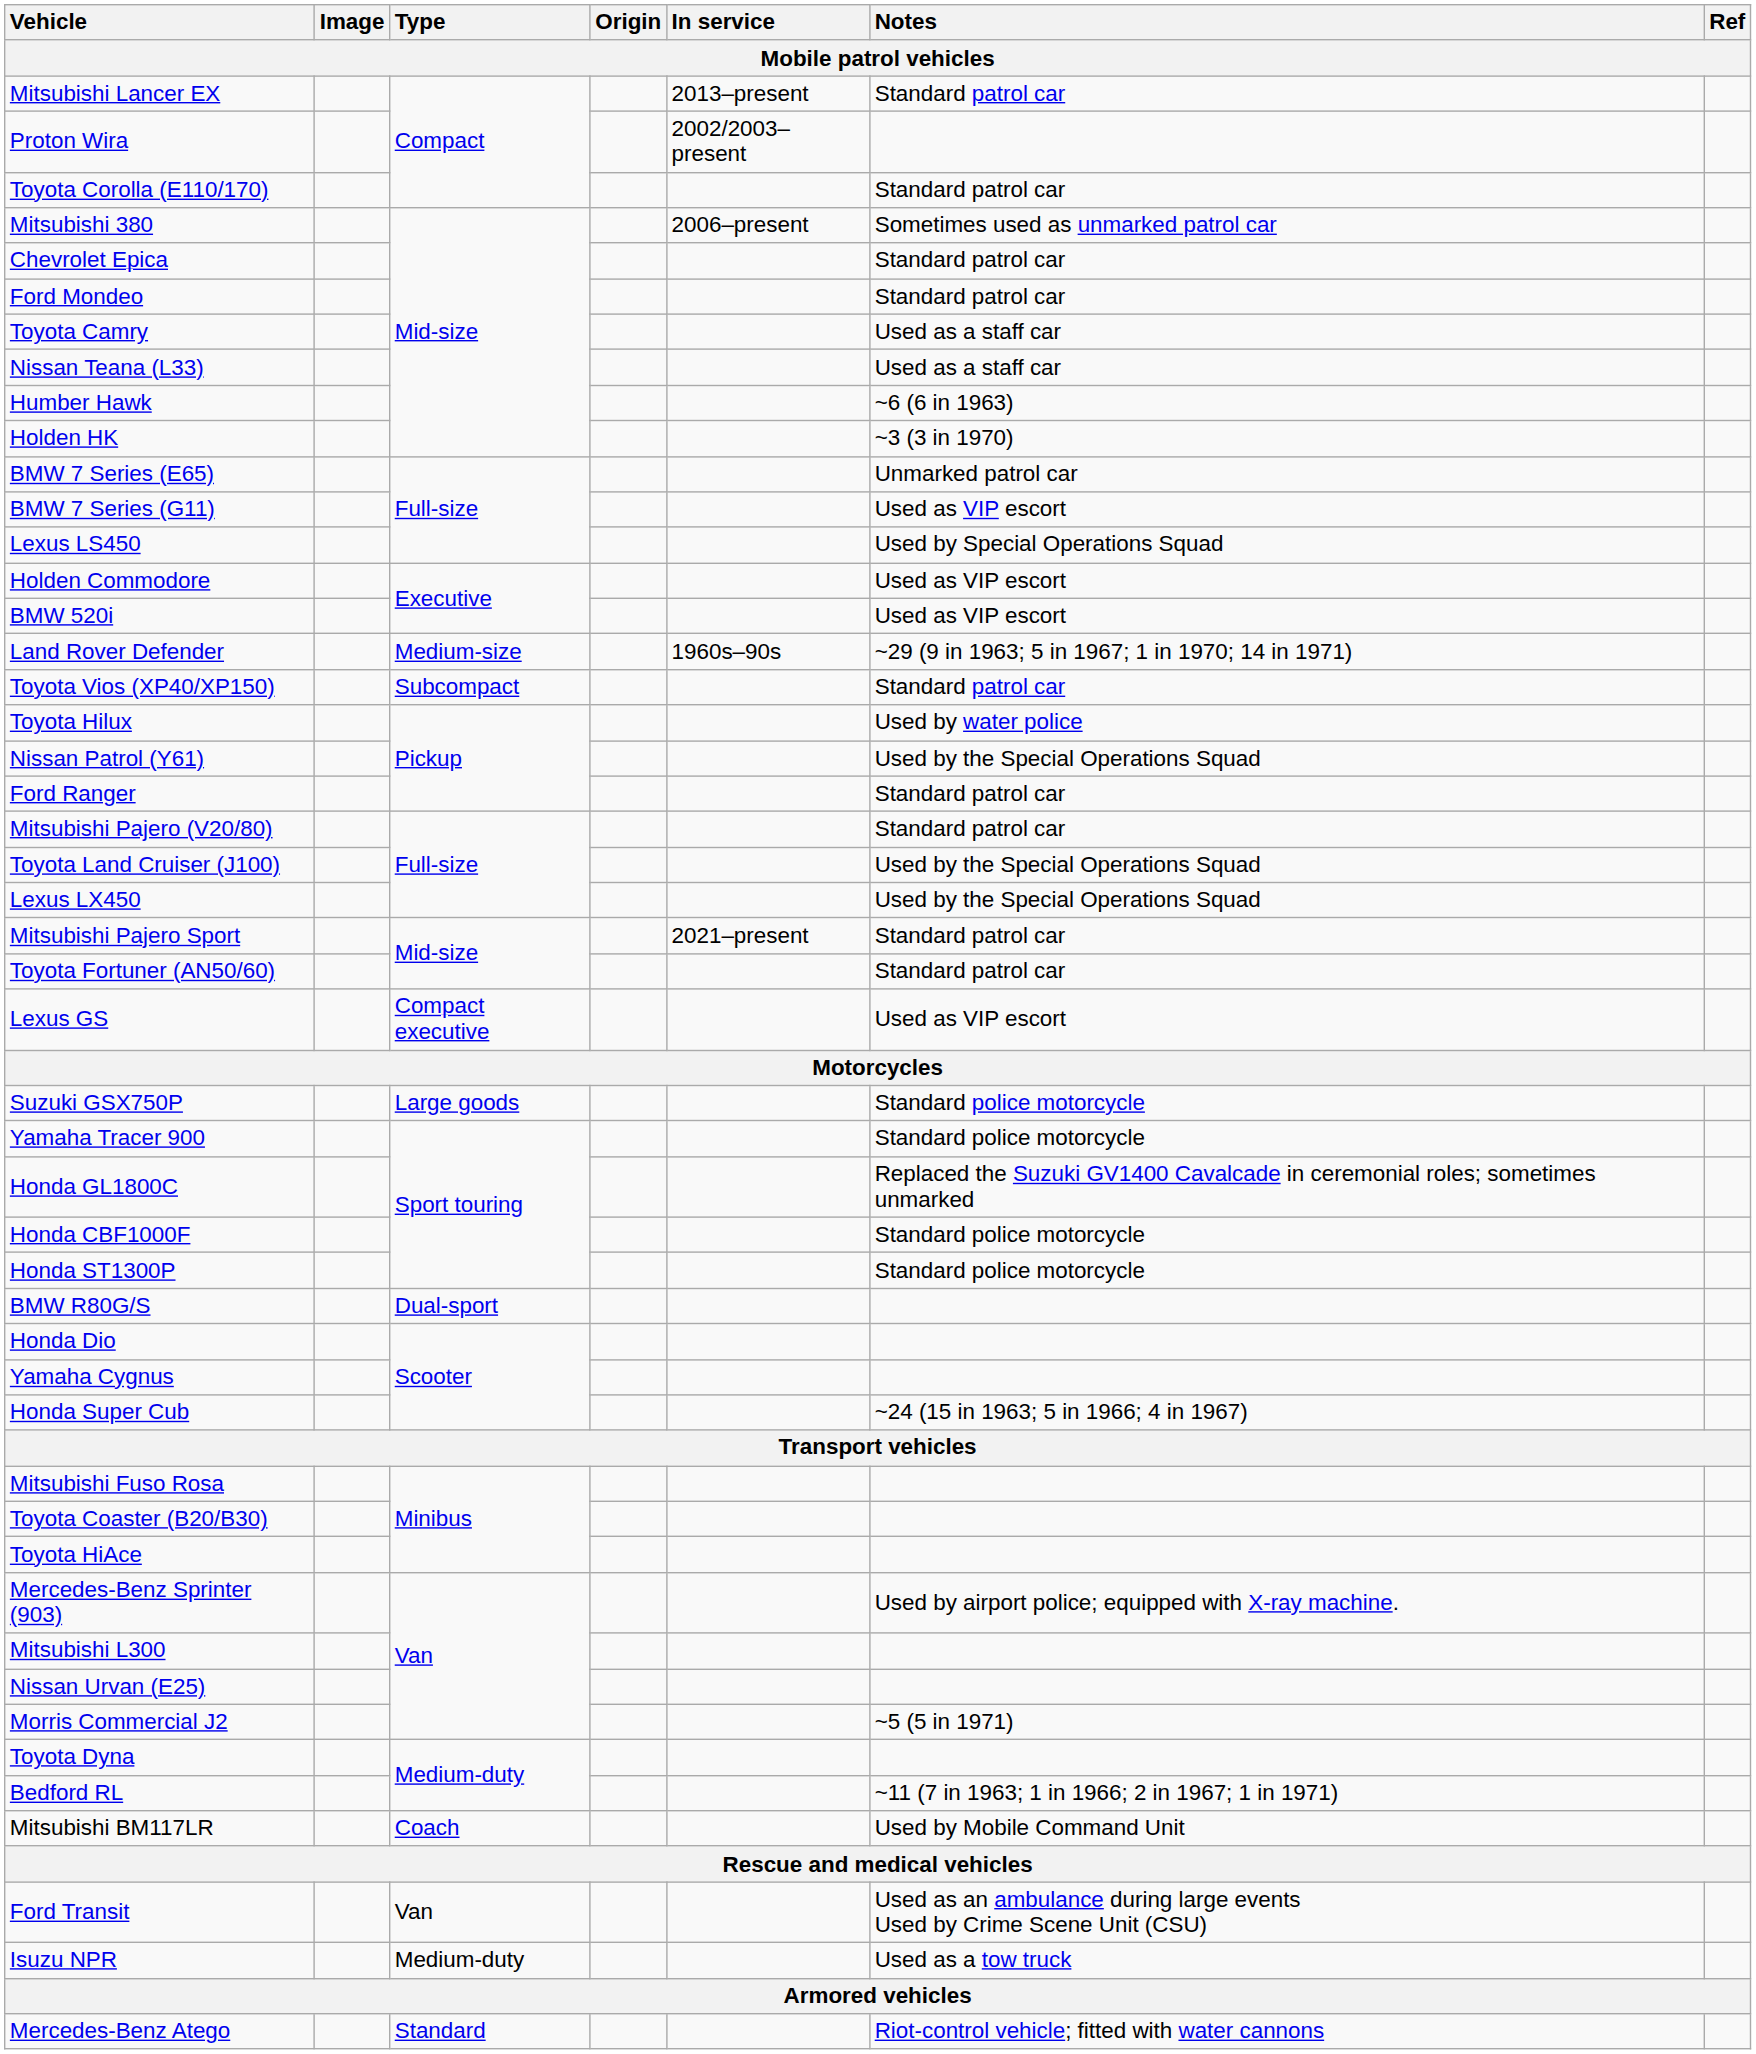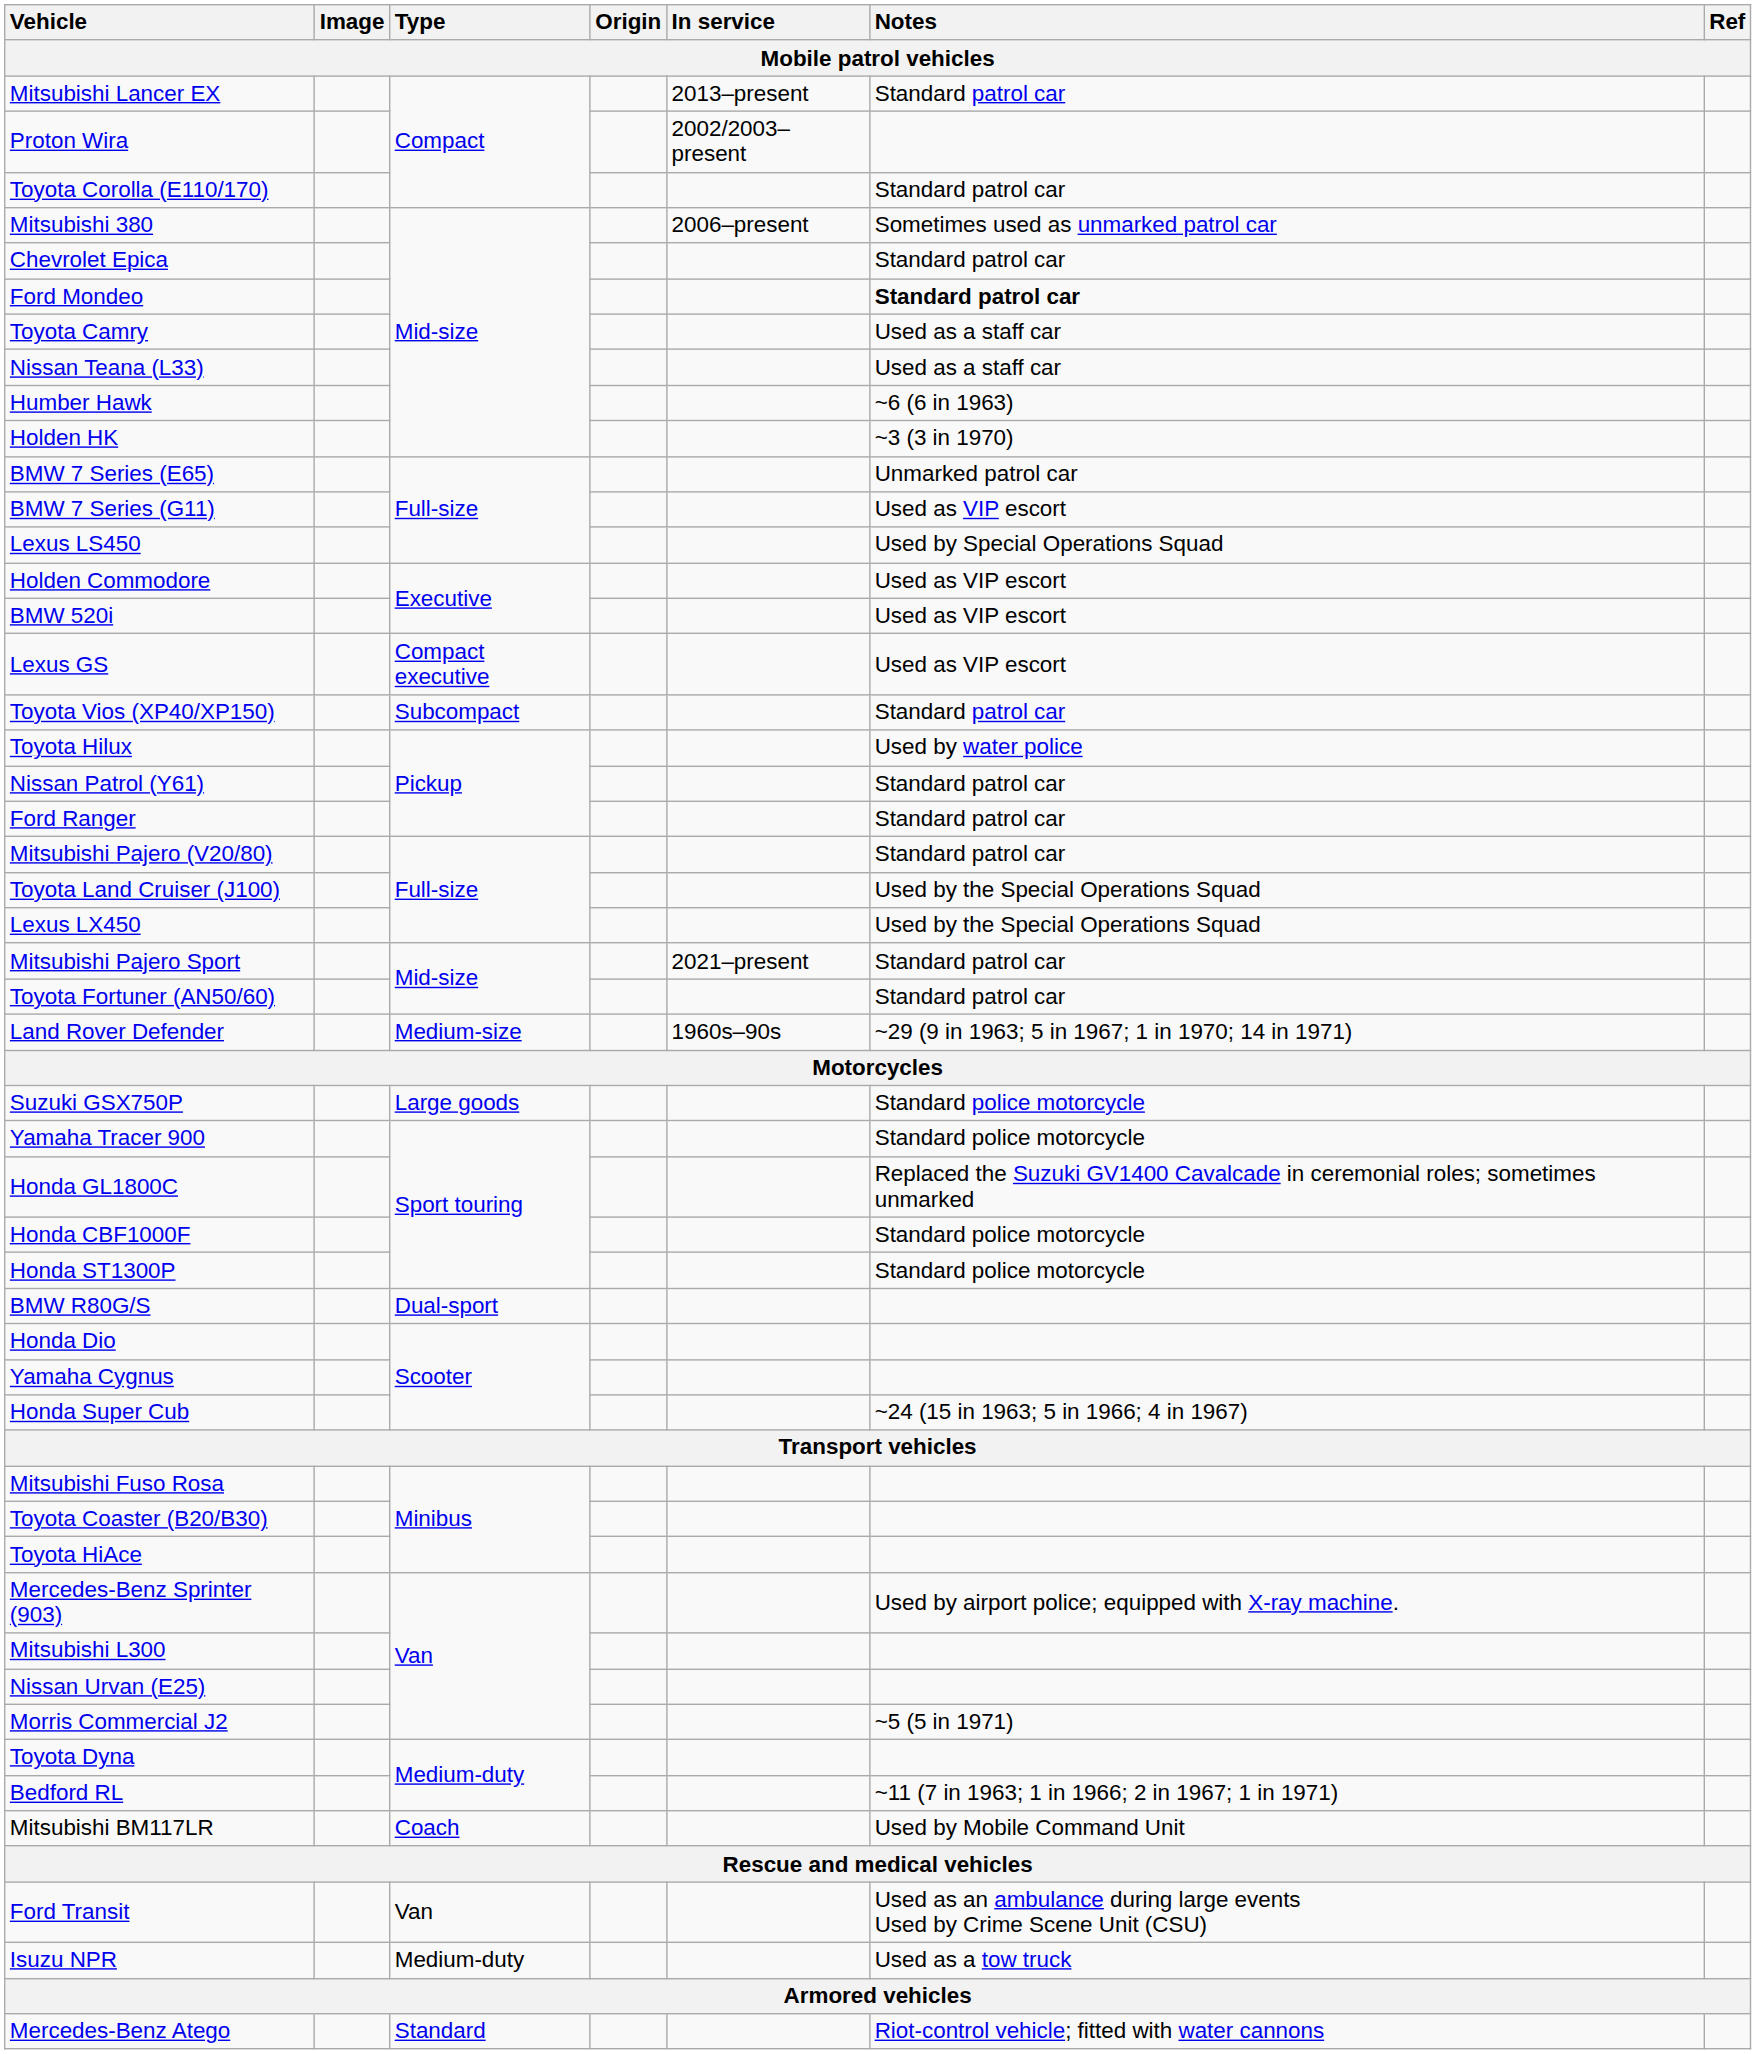(970, 296) normal -> (977, 296) bold
rows swapped: (59, 1019) <-> (117, 651)
(1068, 757) Used by the Special Operations Squad -> (970, 783) Standard patrol car
